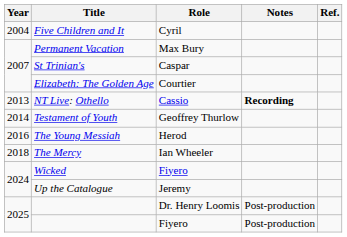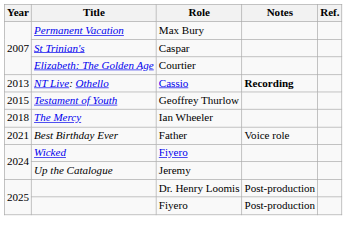- row: (79, 30)
(18, 118) 2014 -> (18, 100) 2015
- row: (77, 135)
+ row: (76, 135)
